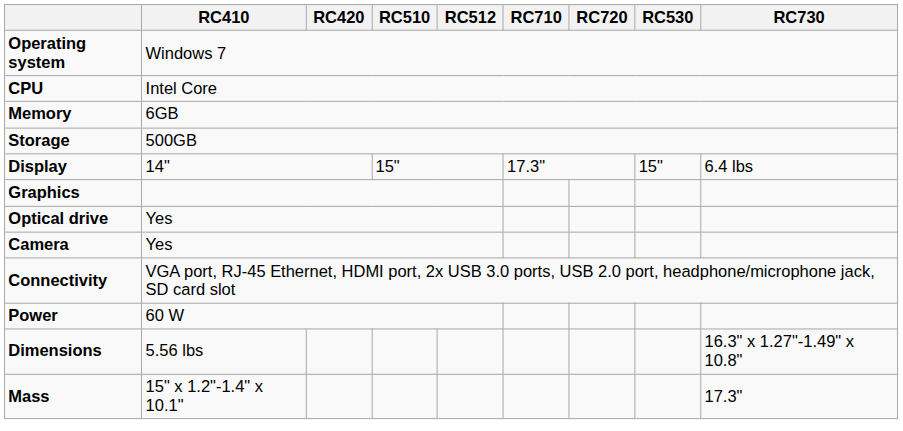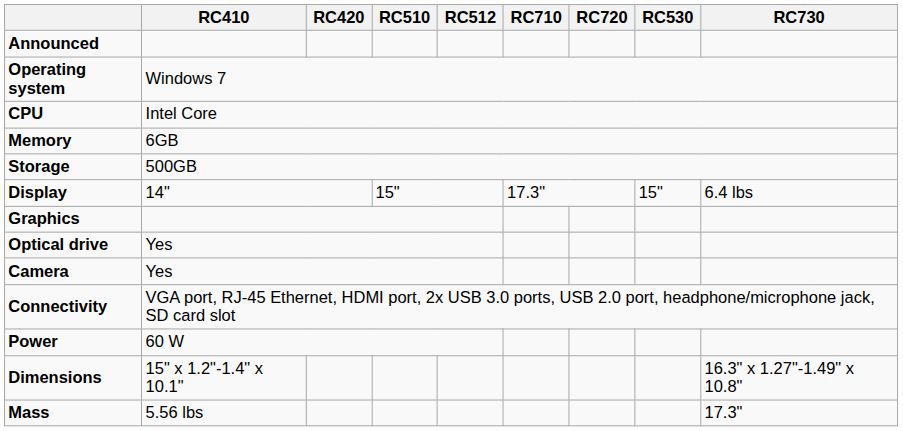+ row: (54, 43)
(174, 351) 5.56 lbs -> (204, 377) 15" x 1.2"-1.4" x 10.1"
(204, 396) 15" x 1.2"-1.4" x 10.1" -> (174, 412) 5.56 lbs
